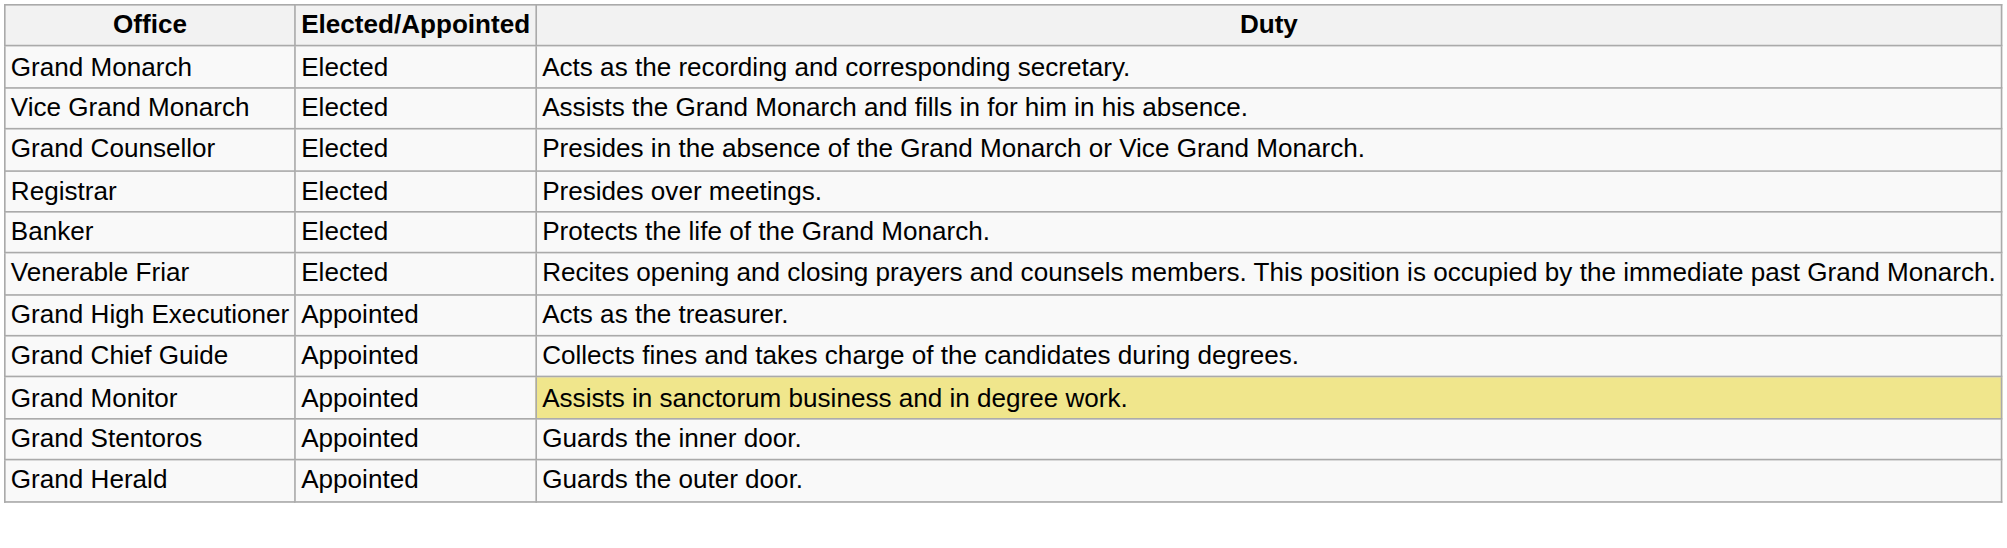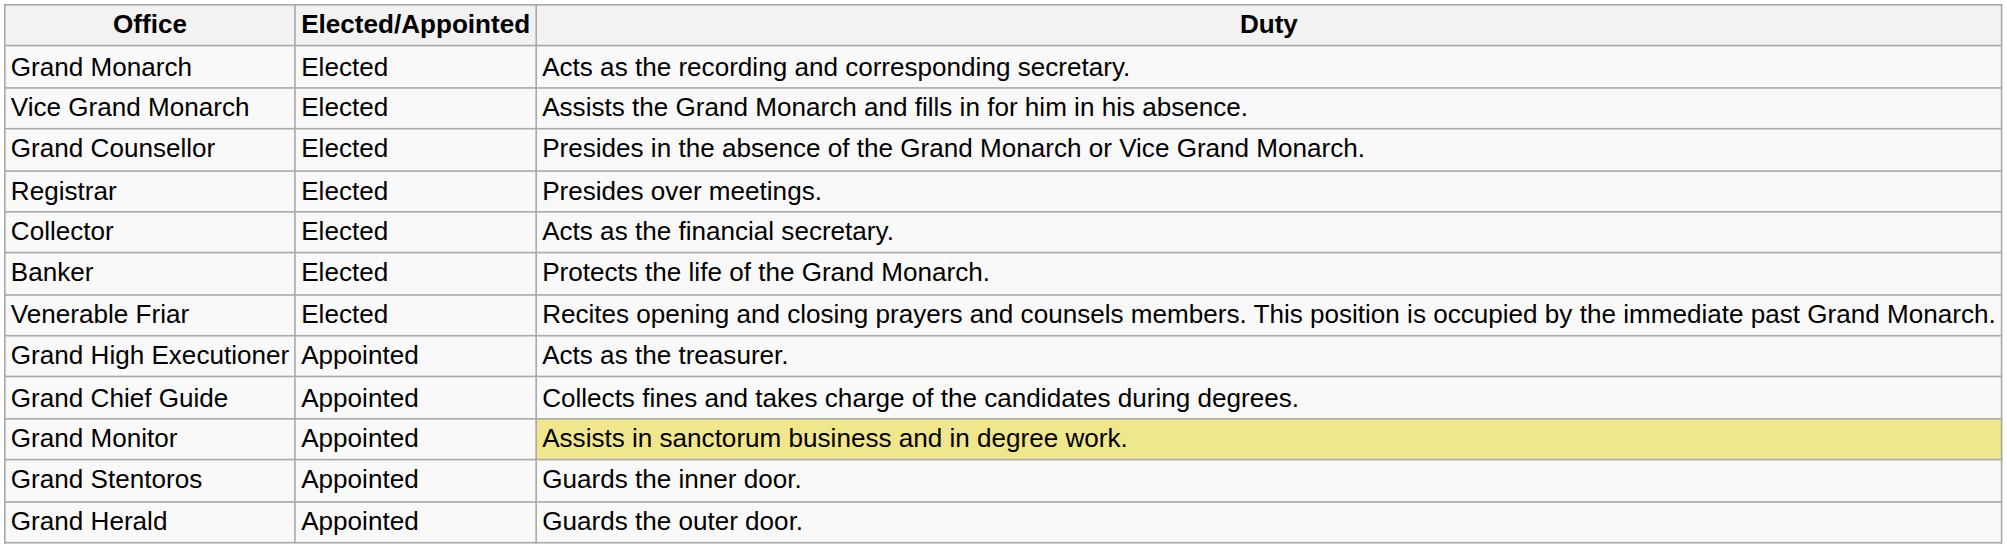+ row: (62, 231)
